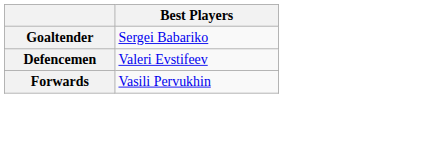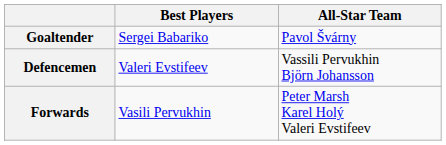+ column: (360, 15)
